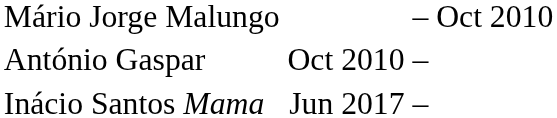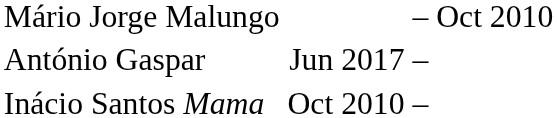(346, 59) Oct 2010 -> (347, 59) Jun 2017
(347, 103) Jun 2017 -> (346, 103) Oct 2010
